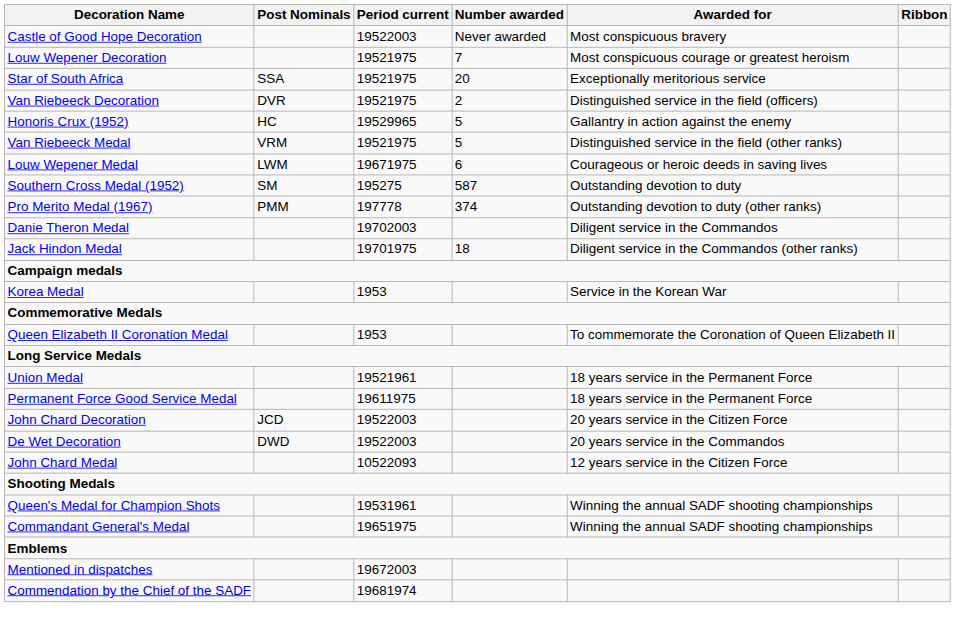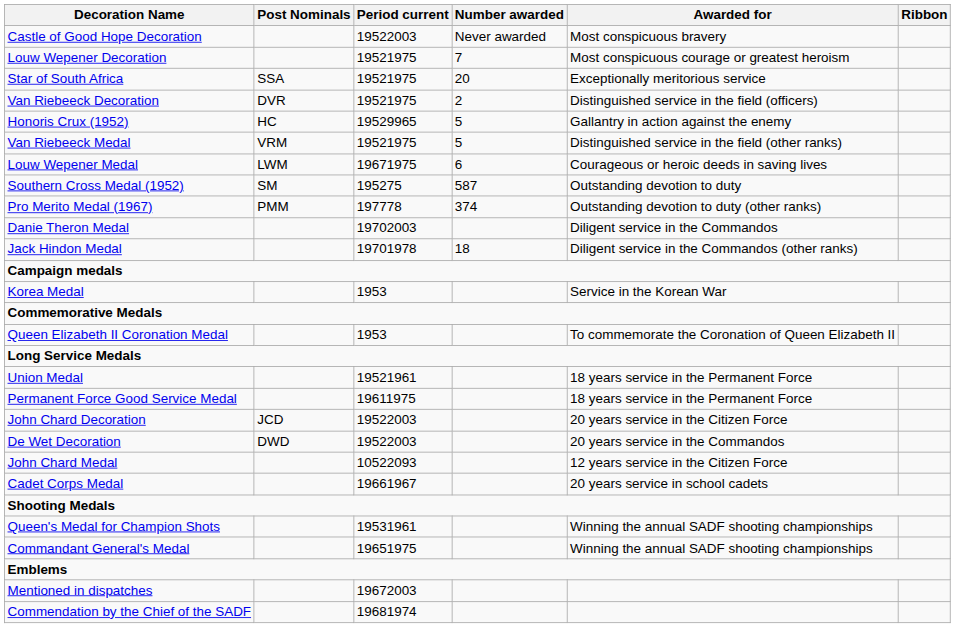(387, 249) 19701975 -> (387, 249) 19701978
+ row: (65, 484)
